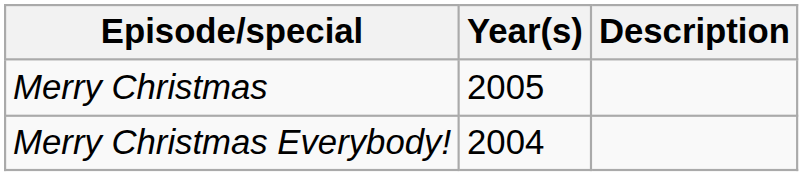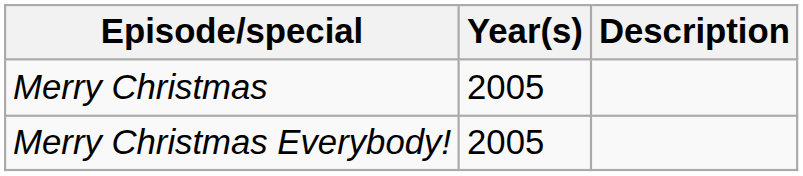(506, 142) 2004 -> (506, 142) 2005
